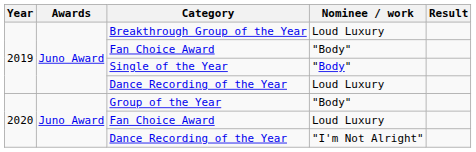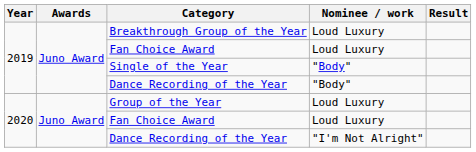(332, 49) "Body" -> (348, 49) Loud Luxury
(348, 85) Loud Luxury -> (332, 85) "Body"
(332, 102) "Body" -> (348, 102) Loud Luxury
